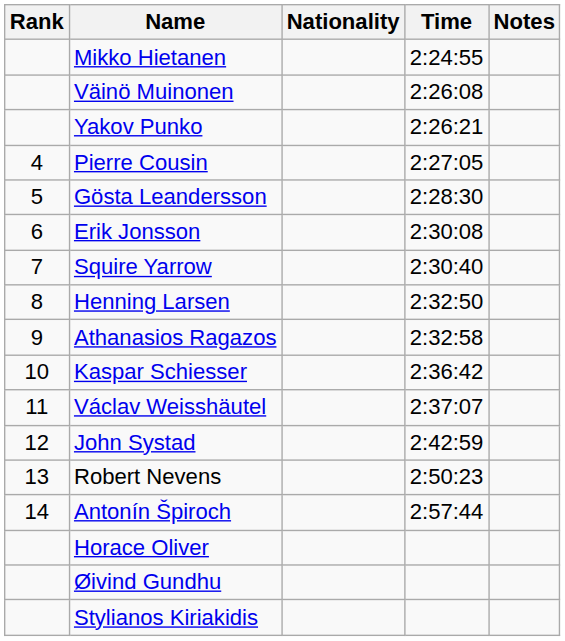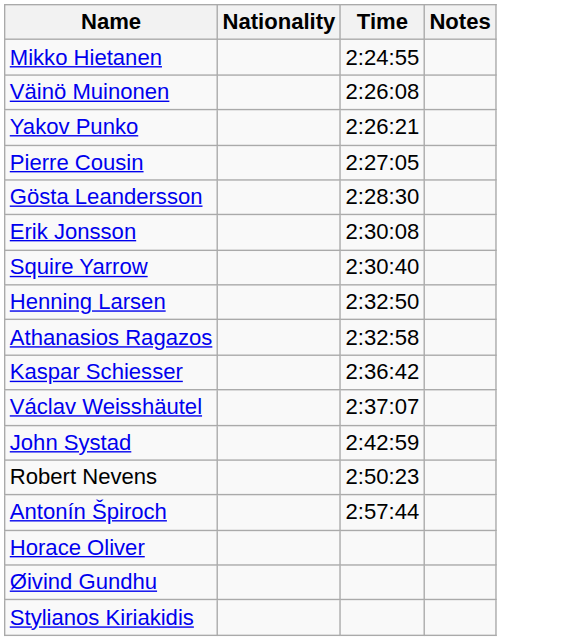- column: (37, 22)
